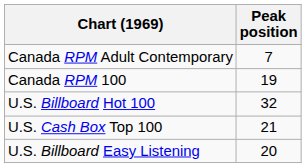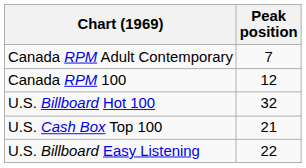(269, 80) 19 -> (269, 80) 12
(269, 151) 20 -> (269, 151) 22
